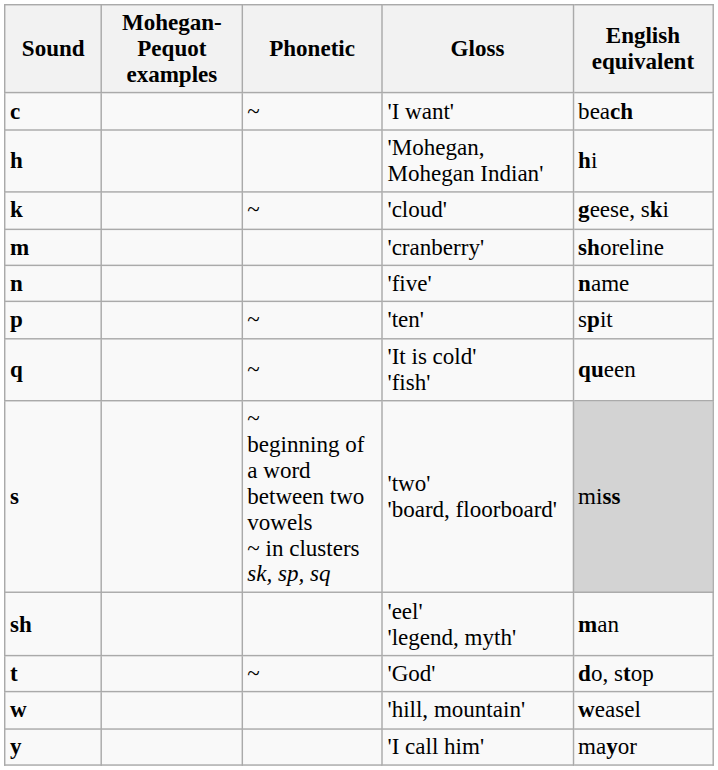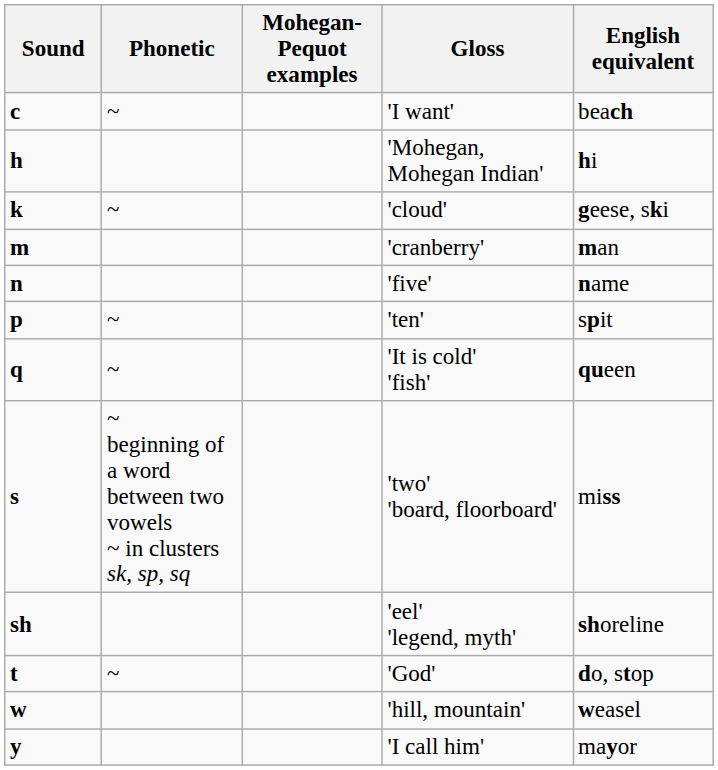columns swapped: (312, 48) <-> (172, 48)
(621, 246) shoreline -> (599, 246) man
(599, 496) lightgrey background -> (599, 496) no background
(599, 623) man -> (621, 623) shoreline
